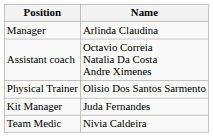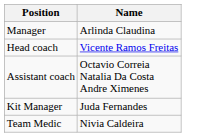+ row: (32, 47)
- row: (42, 89)
